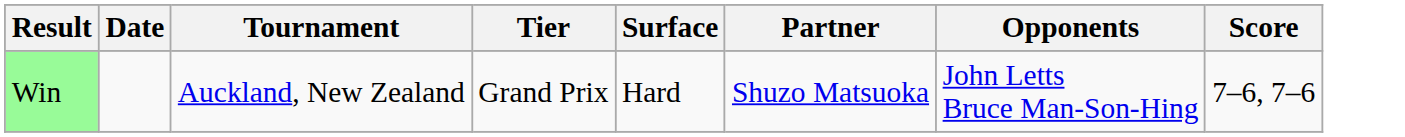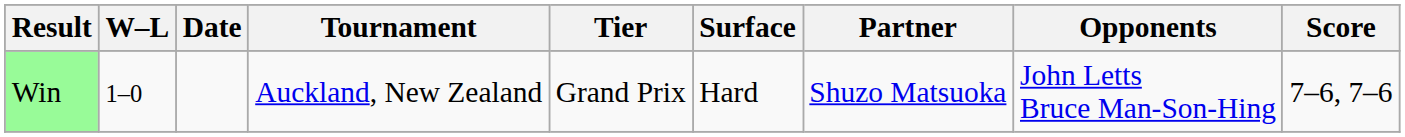+ column: (137, 27)
